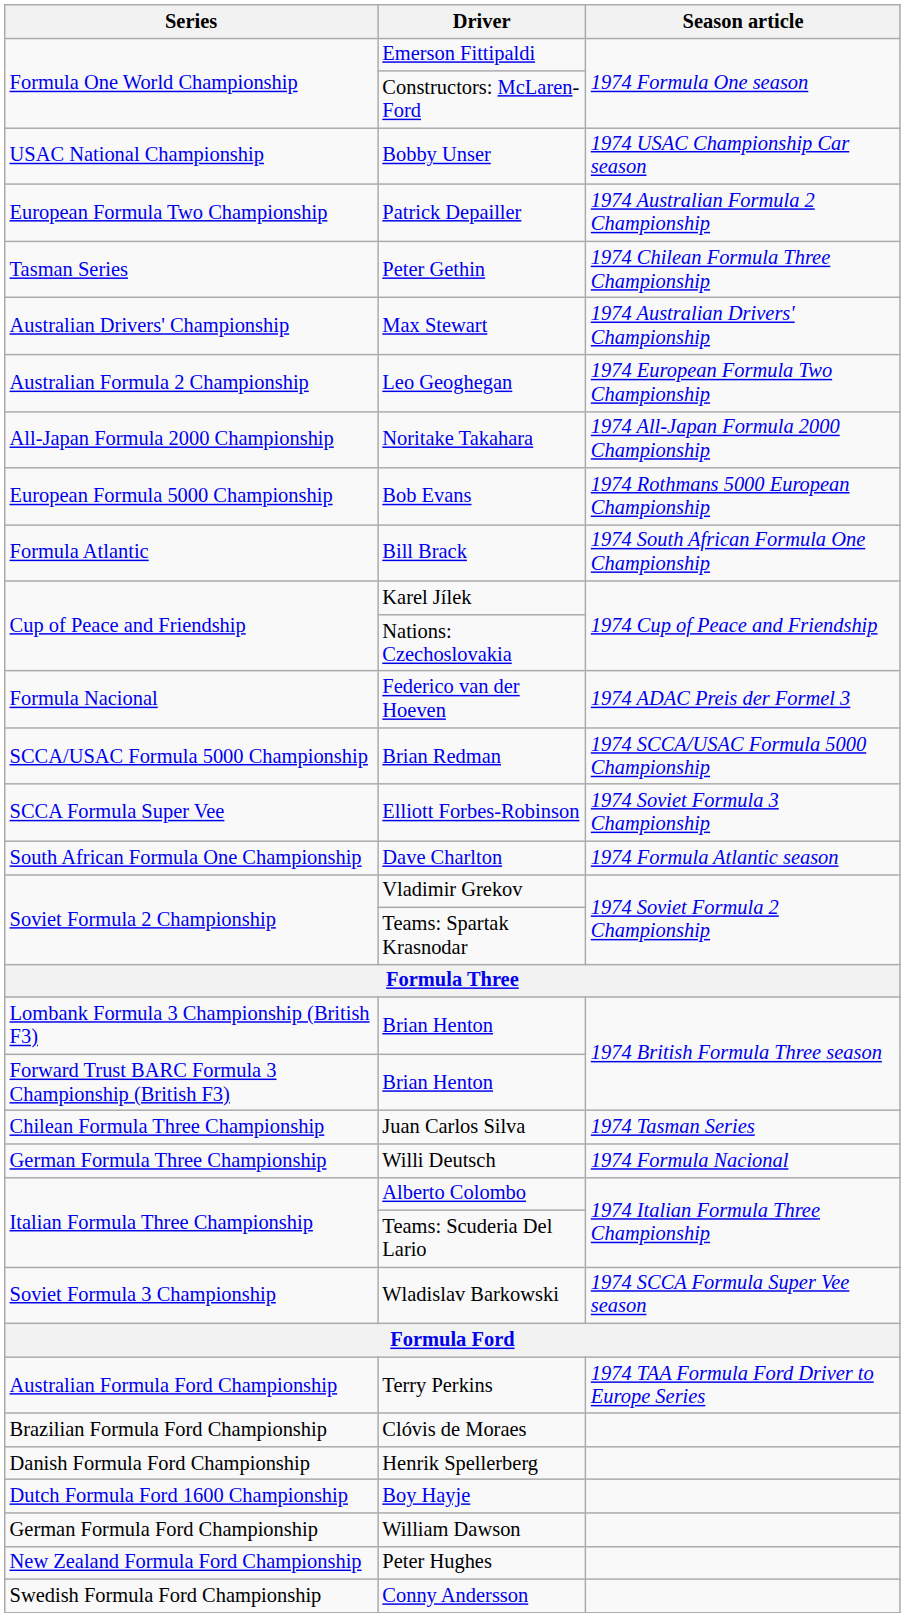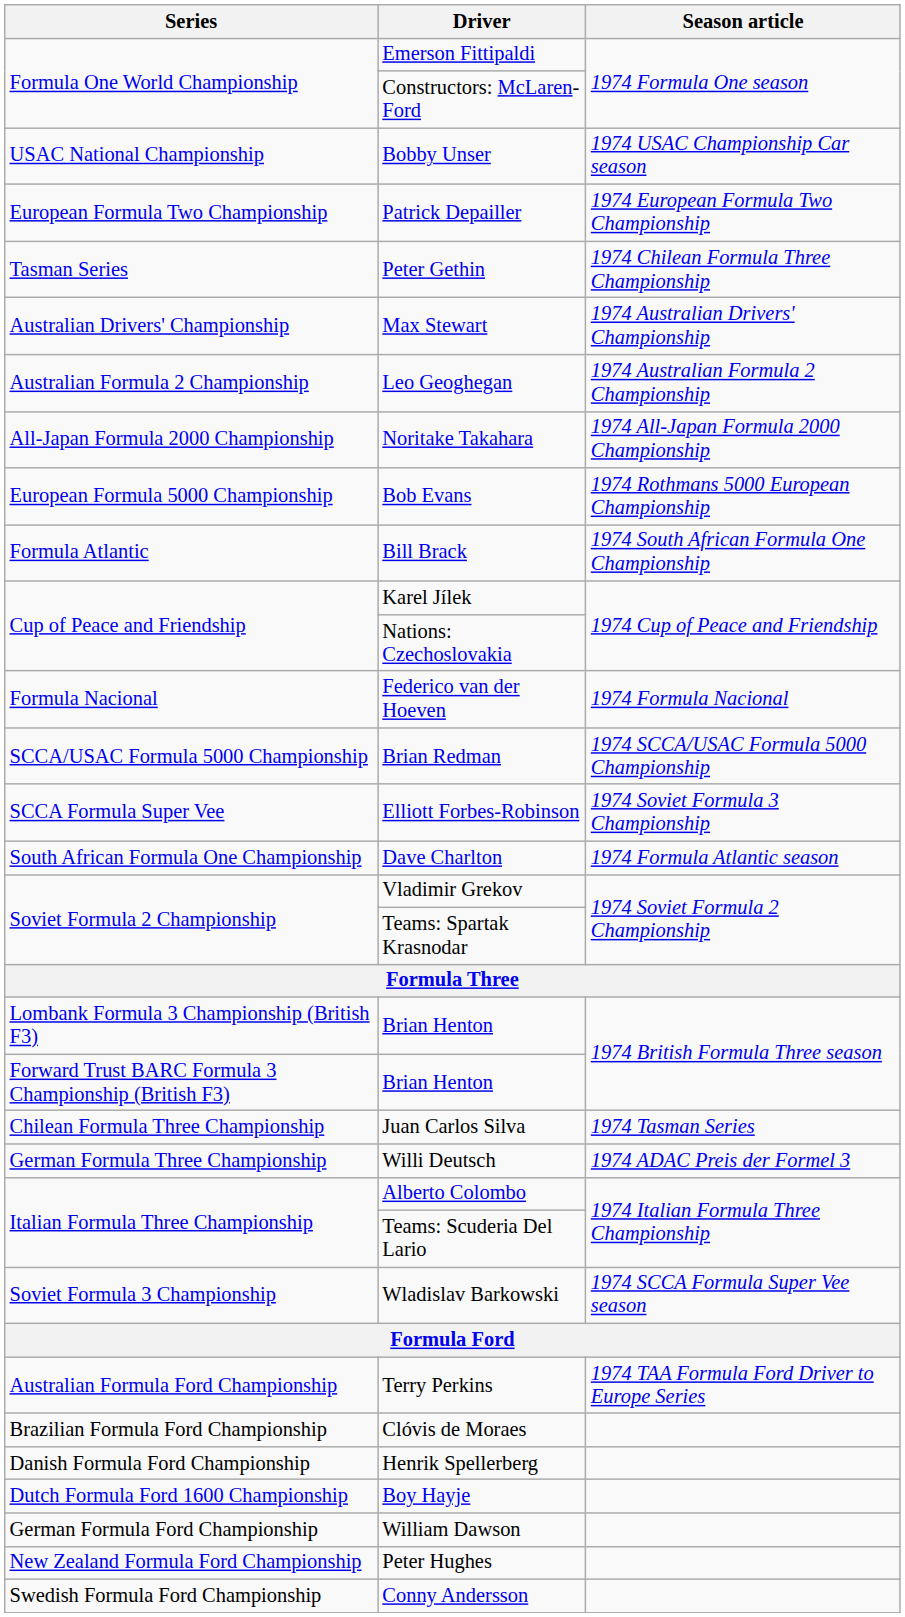(703, 212) 1974 Australian Formula 2 Championship -> (711, 212) 1974 European Formula Two Championship
(711, 382) 1974 European Formula Two Championship -> (703, 382) 1974 Australian Formula 2 Championship
(721, 699) 1974 ADAC Preis der Formel 3 -> (690, 699) 1974 Formula Nacional
(690, 1160) 1974 Formula Nacional -> (721, 1160) 1974 ADAC Preis der Formel 3
